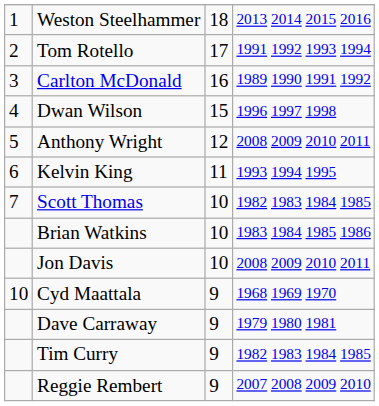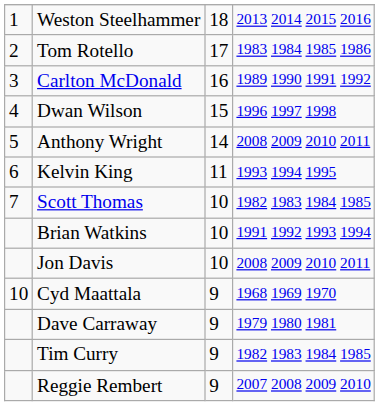(304, 50) 1991 1992 1993 1994 -> (304, 50) 1983 1984 1985 1986
(219, 141) 12 -> (219, 141) 14
(304, 232) 1983 1984 1985 1986 -> (304, 232) 1991 1992 1993 1994
